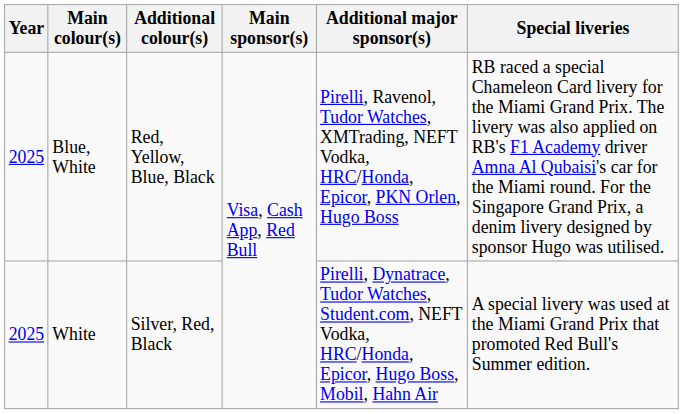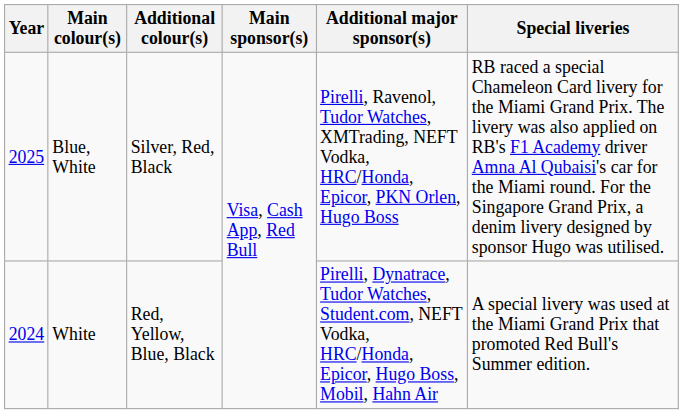(173, 156) Red, Yellow, Blue, Black -> (173, 156) Silver, Red, Black
(26, 334) 2025 -> (26, 334) 2024
(173, 334) Silver, Red, Black -> (173, 334) Red, Yellow, Blue, Black
